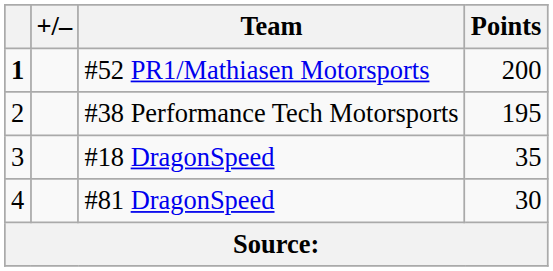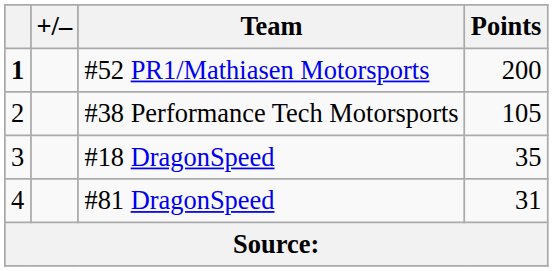(522, 113) 195 -> (522, 113) 105
(528, 200) 30 -> (528, 200) 31
